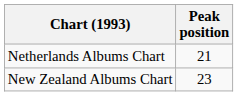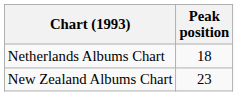(204, 56) 21 -> (204, 56) 18
